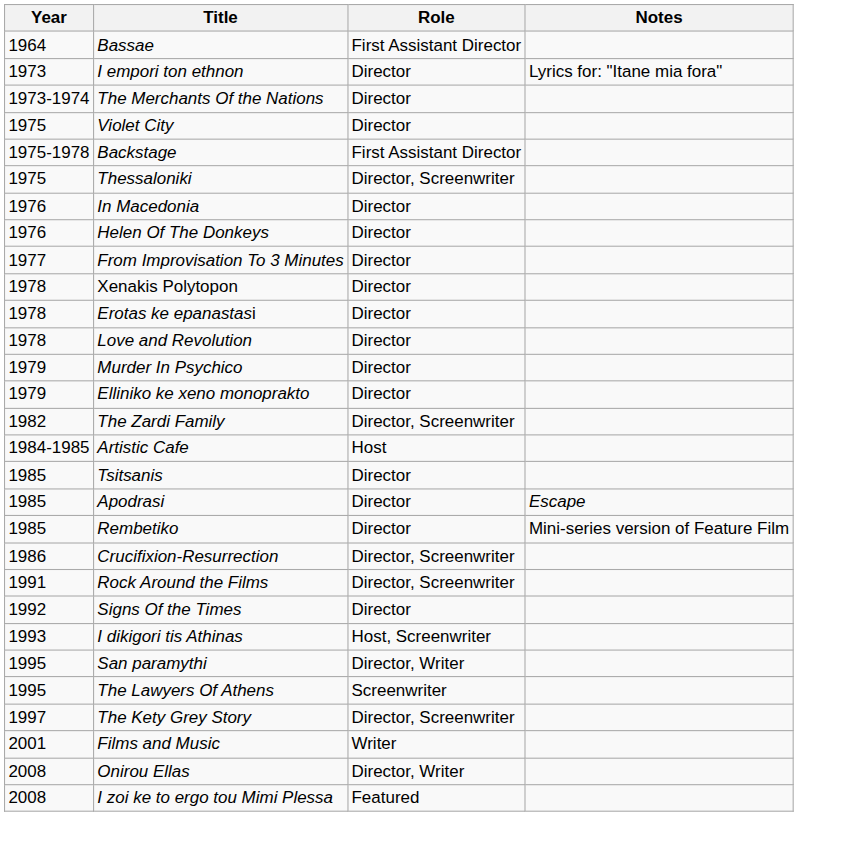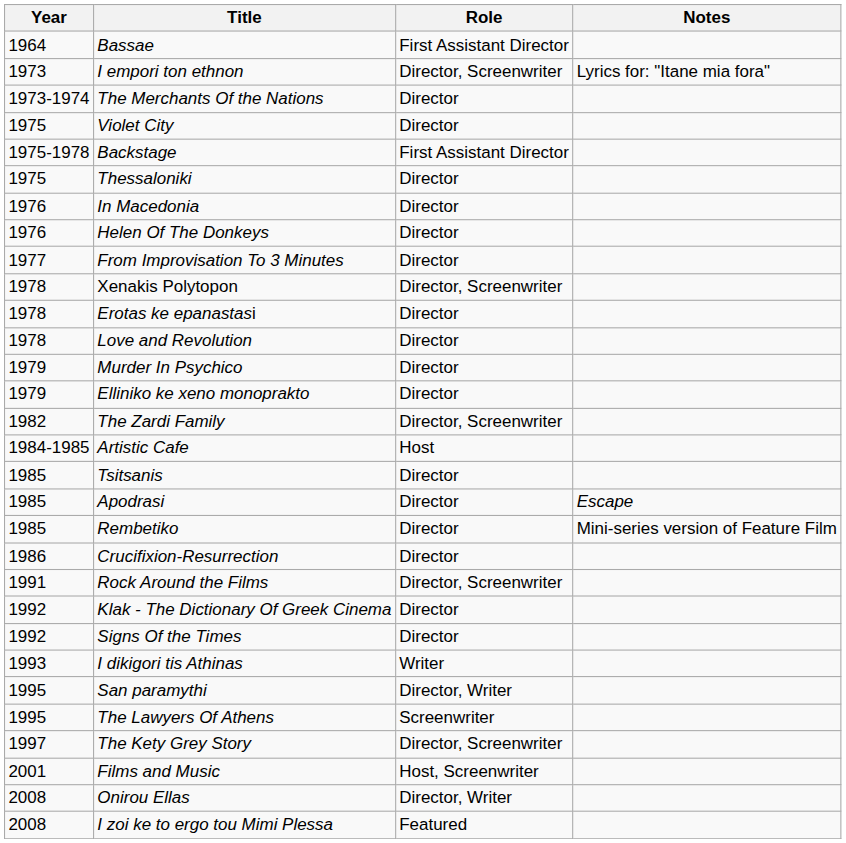(381, 71) Director -> (481, 71) Director, Screenwriter
(433, 179) Director, Screenwriter -> (429, 179) Director
(381, 286) Director -> (481, 286) Director, Screenwriter
(433, 555) Director, Screenwriter -> (429, 555) Director
+ row: (244, 609)
(421, 636) Host, Screenwriter -> (422, 663) Writer
(374, 744) Writer -> (469, 771) Host, Screenwriter
